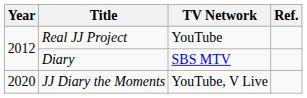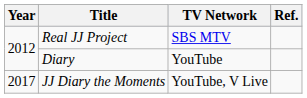(197, 37) YouTube -> (201, 37) SBS MTV
(201, 59) SBS MTV -> (197, 59) YouTube
(22, 81) 2020 -> (22, 81) 2017
